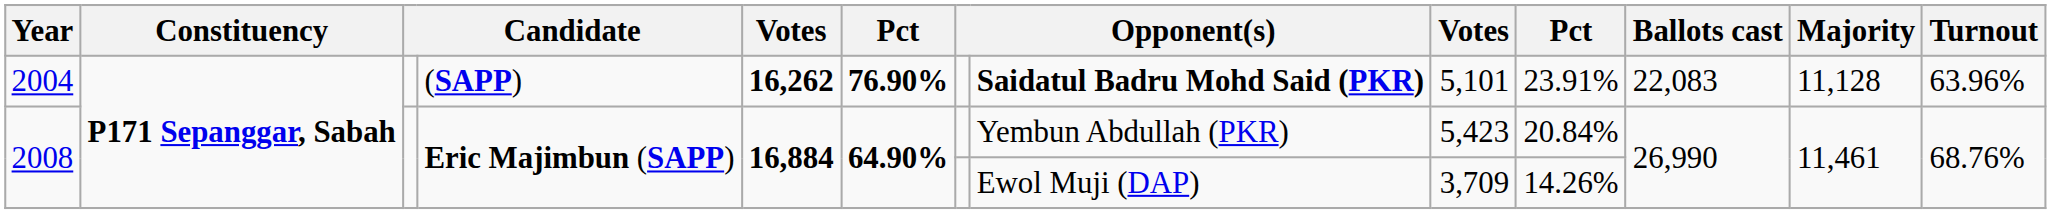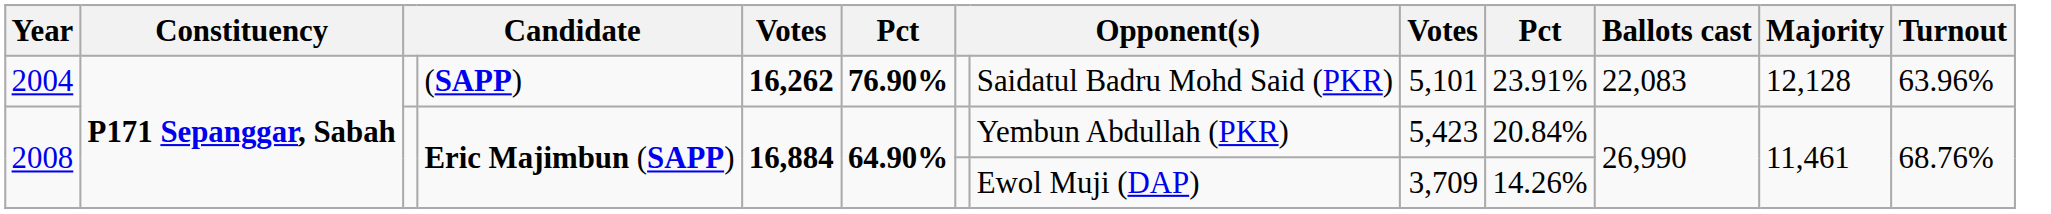(1200, 80) bold -> (1185, 80) normal
(1839, 80) 11,128 -> (1808, 80) 12,128
